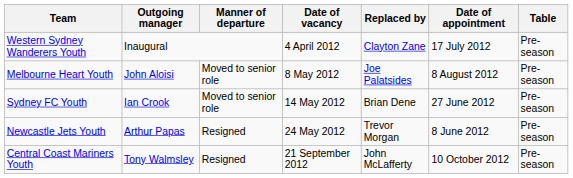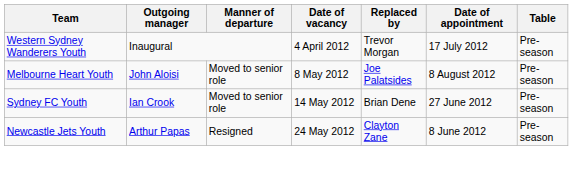(395, 46) Clayton Zane -> (381, 46) Trevor Morgan
(381, 131) Trevor Morgan -> (381, 131) Clayton Zane
- row: (60, 159)
